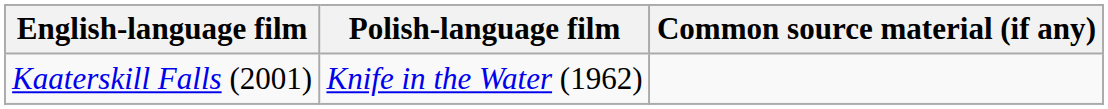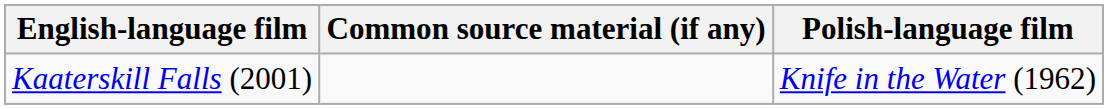columns swapped: (485, 29) <-> (876, 29)
